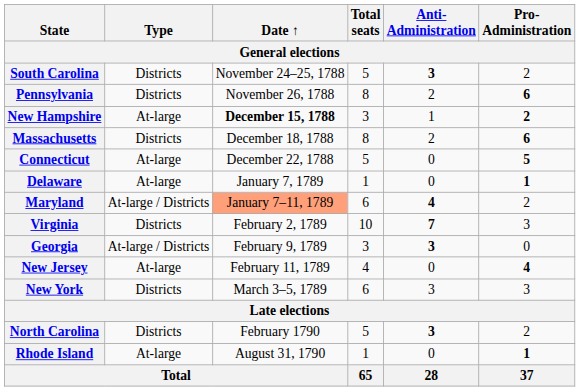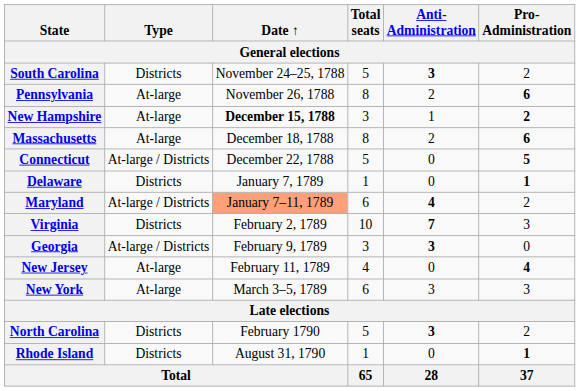(159, 95) Districts -> (159, 95) At-large
(159, 138) Districts -> (159, 138) At-large
(159, 159) At-large -> (159, 159) At-large / Districts
(159, 181) At-large -> (159, 181) Districts
(159, 289) Districts -> (159, 289) At-large
(159, 354) At-large -> (159, 354) Districts
